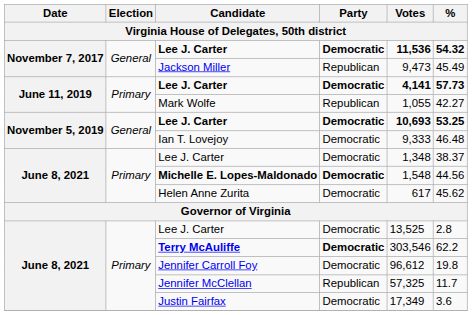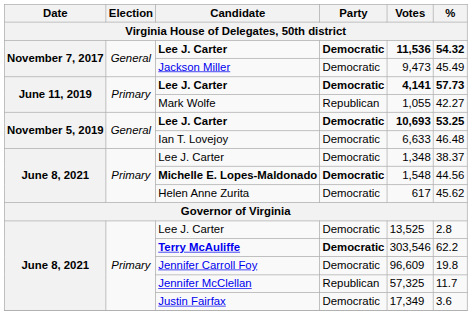(351, 67) Republican -> (351, 67) Democratic
(417, 139) 9,333 -> (417, 139) 6,633
(407, 265) 96,612 -> (407, 265) 96,609
